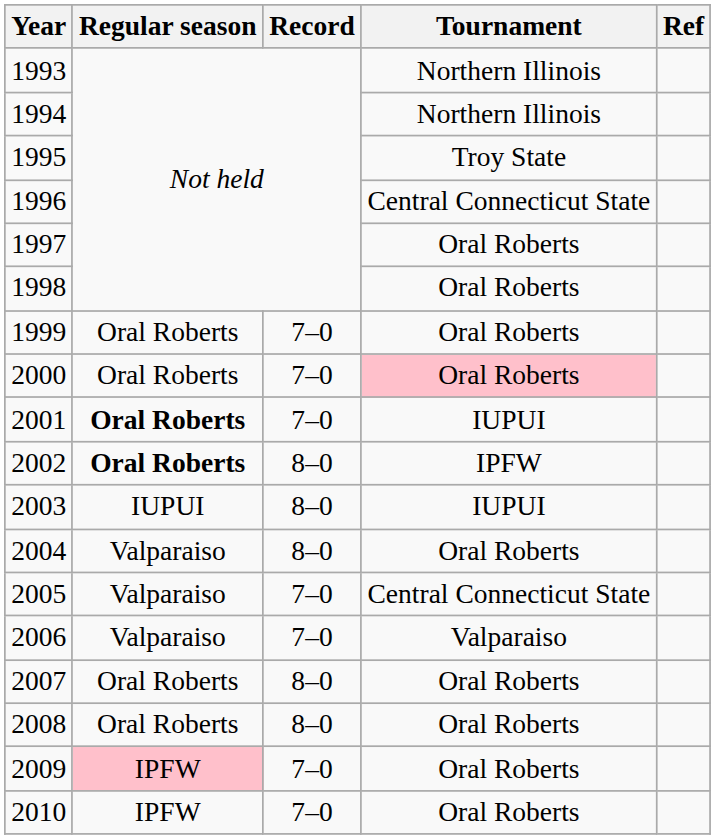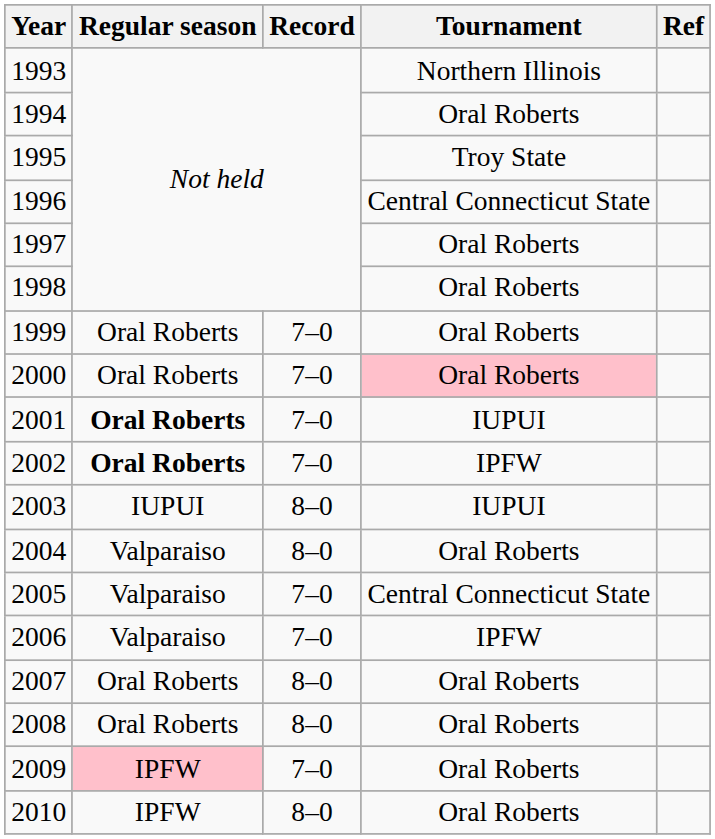(509, 113) Northern Illinois -> (509, 113) Oral Roberts
(312, 462) 8–0 -> (312, 462) 7–0
(509, 637) Valparaiso -> (509, 637) IPFW
(312, 811) 7–0 -> (312, 811) 8–0
